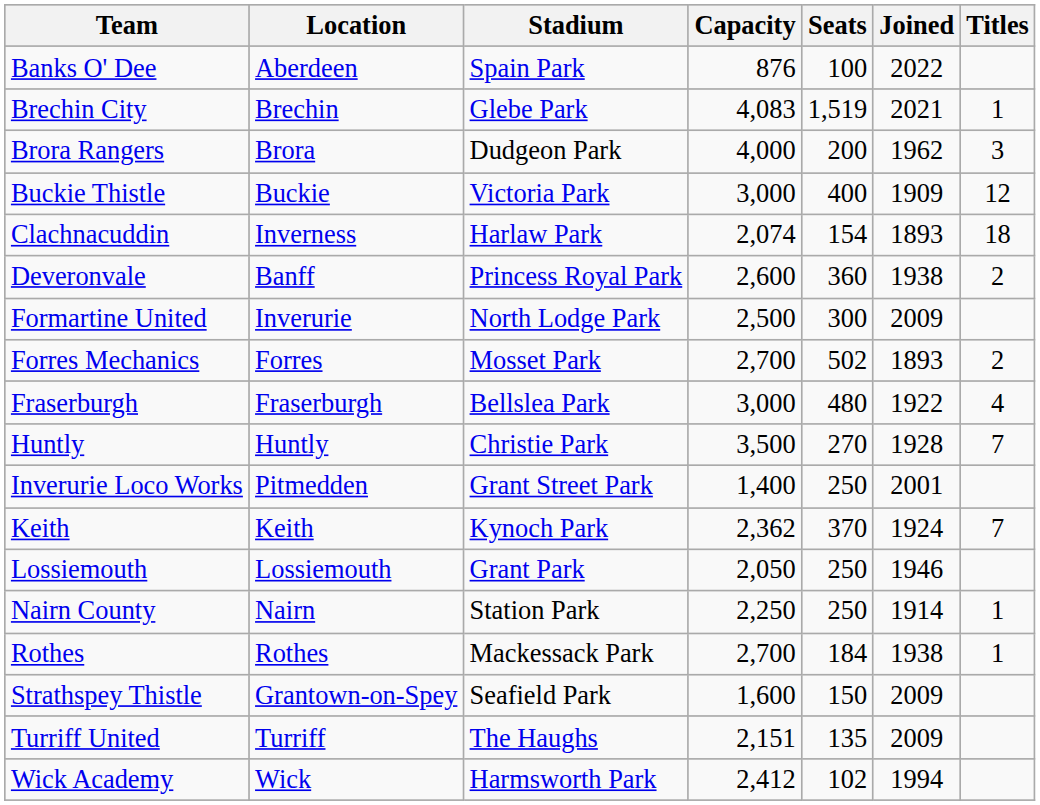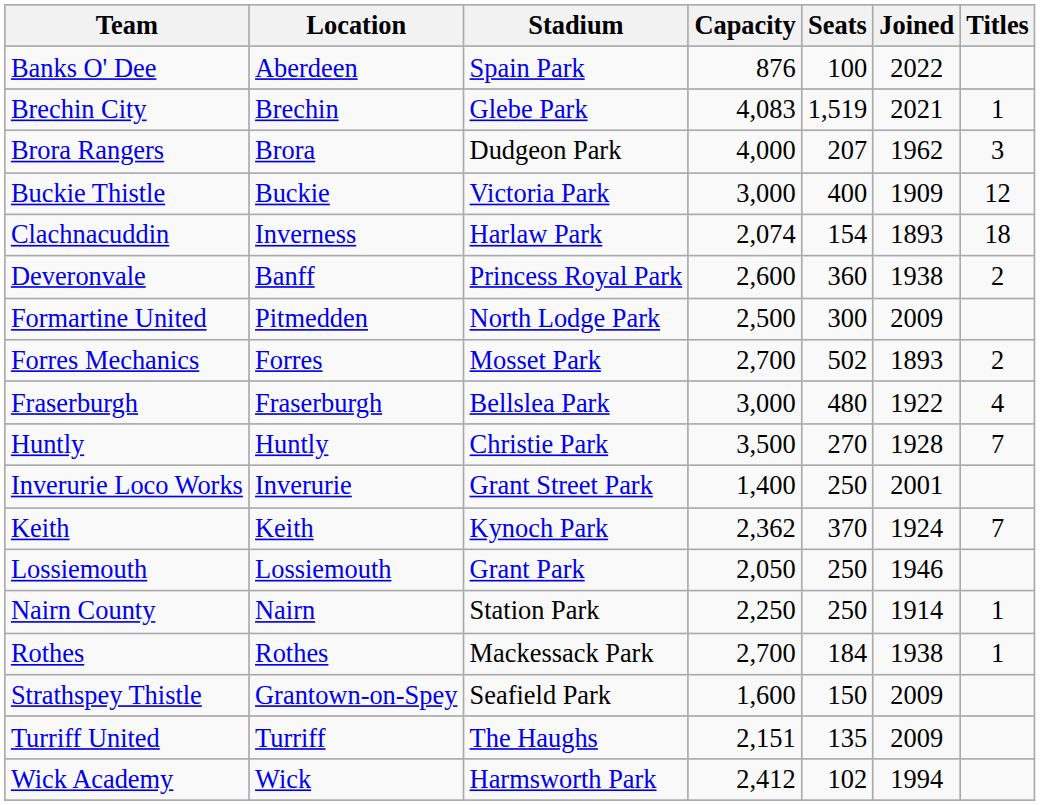(847, 151) 200 -> (847, 151) 207
(303, 318) Inverurie -> (312, 318) Pitmedden
(312, 485) Pitmedden -> (303, 485) Inverurie
